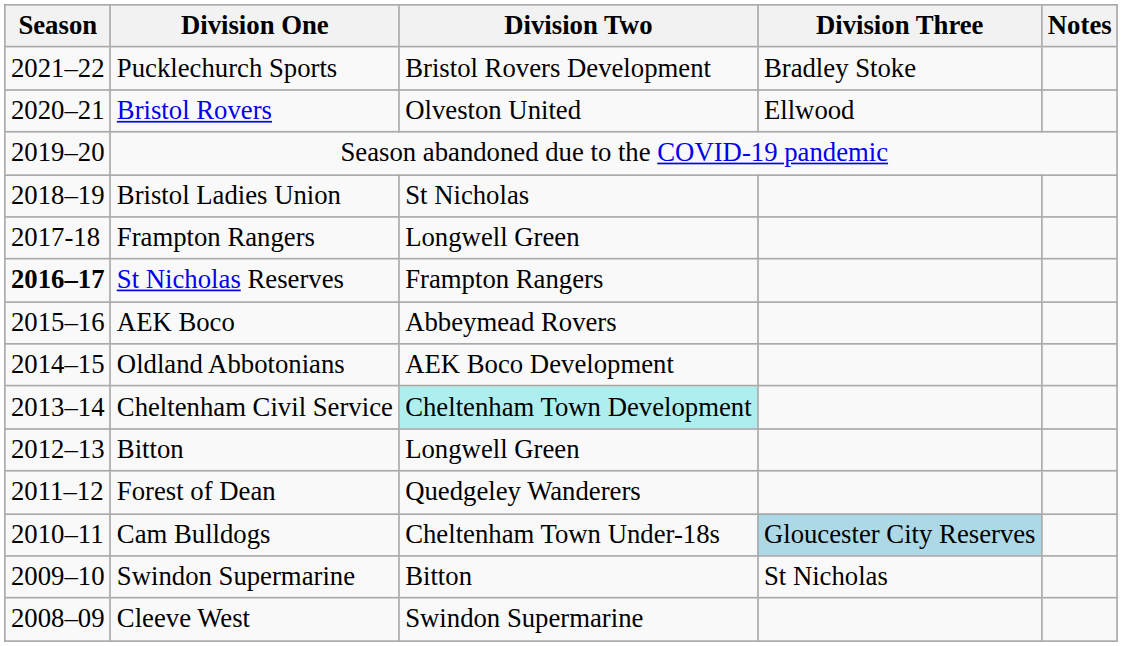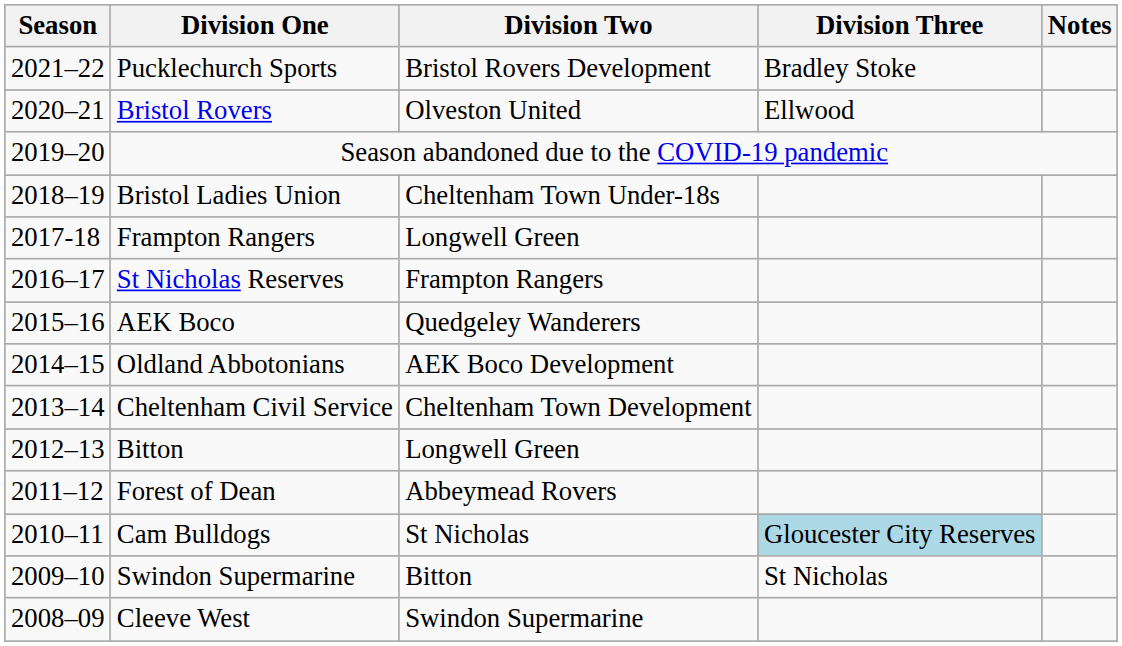(467, 195) St Nicholas -> (563, 195) Cheltenham Town Under-18s
(58, 279) bold -> (58, 279) normal
(511, 322) Abbeymead Rovers -> (523, 322) Quedgeley Wanderers
(578, 407) paleturquoise background -> (578, 407) no background
(523, 491) Quedgeley Wanderers -> (511, 491) Abbeymead Rovers
(563, 534) Cheltenham Town Under-18s -> (467, 534) St Nicholas
